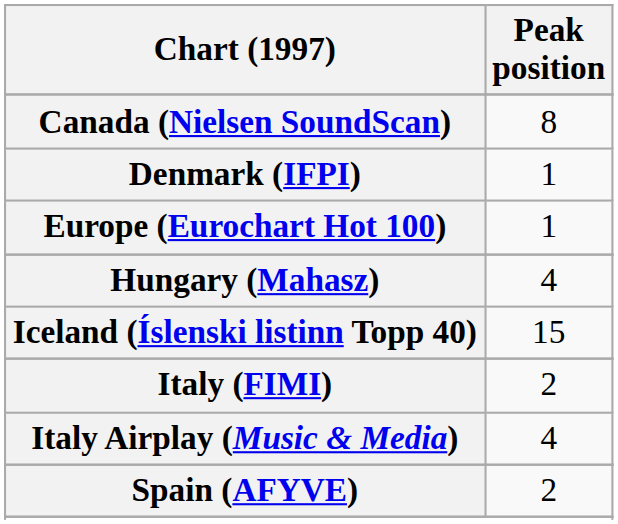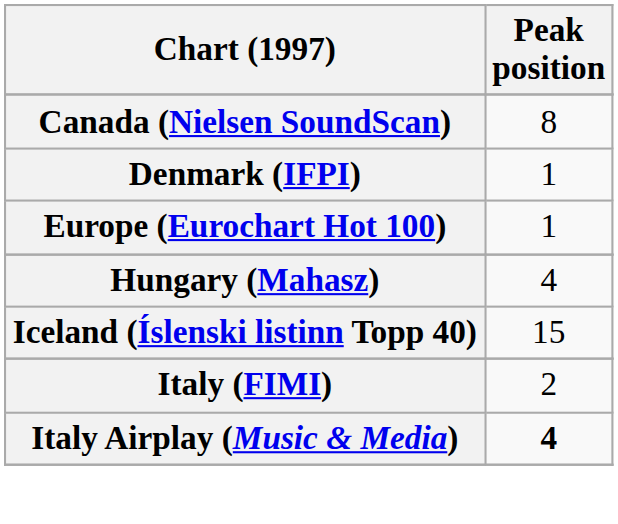(549, 437) normal -> (549, 437) bold
- row: (245, 490)
